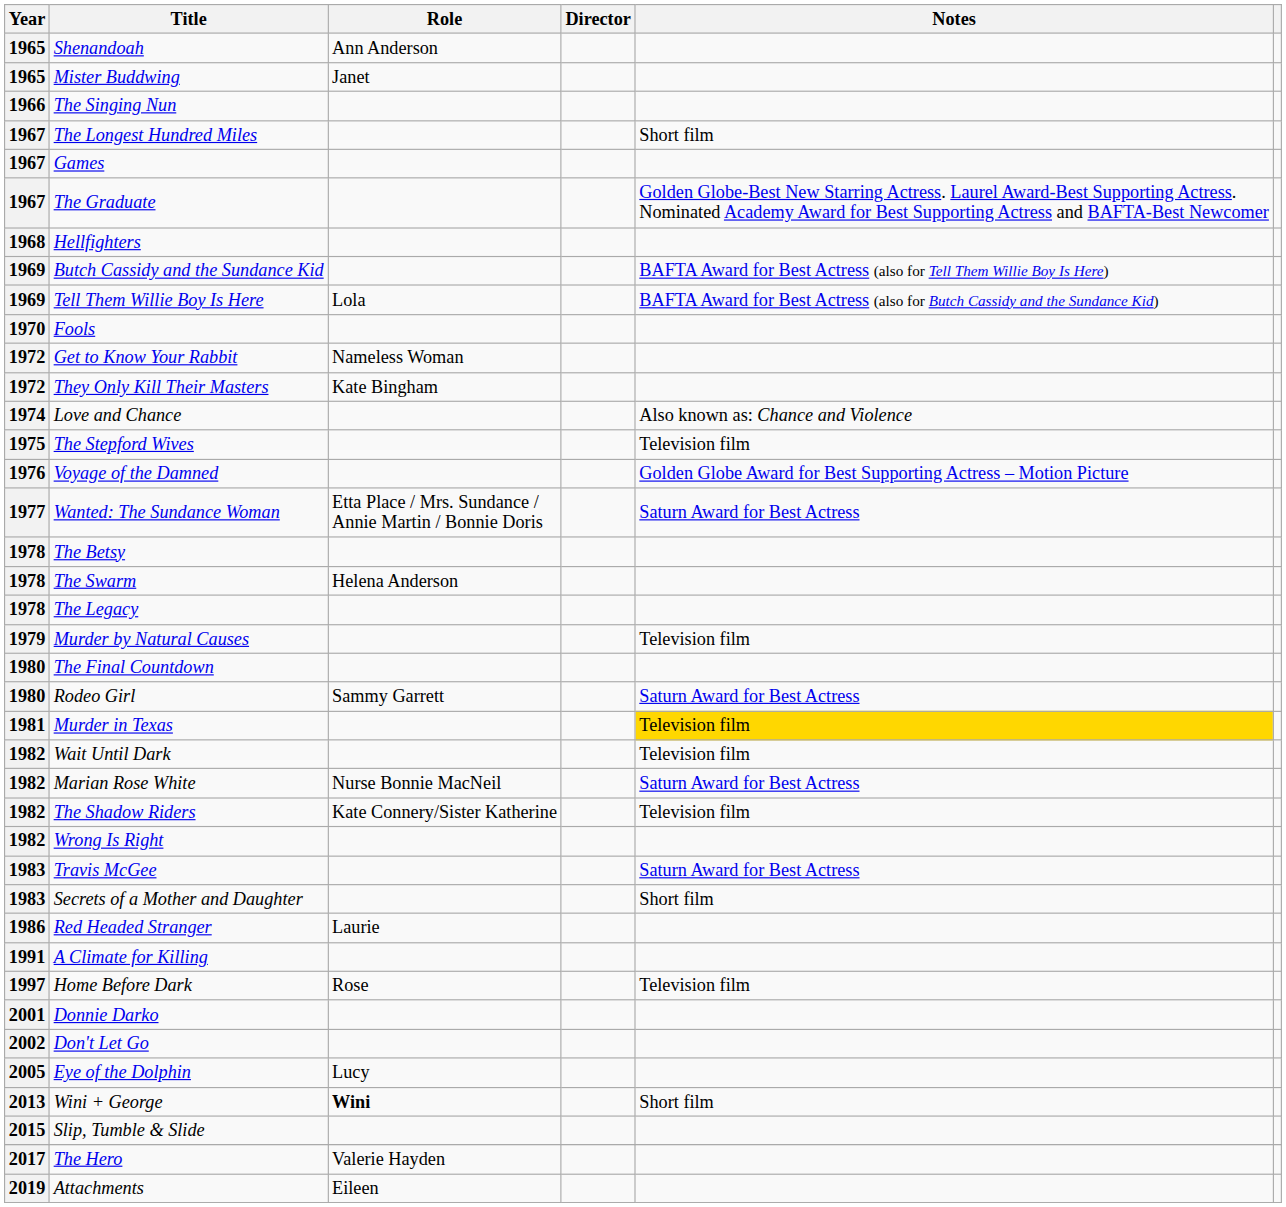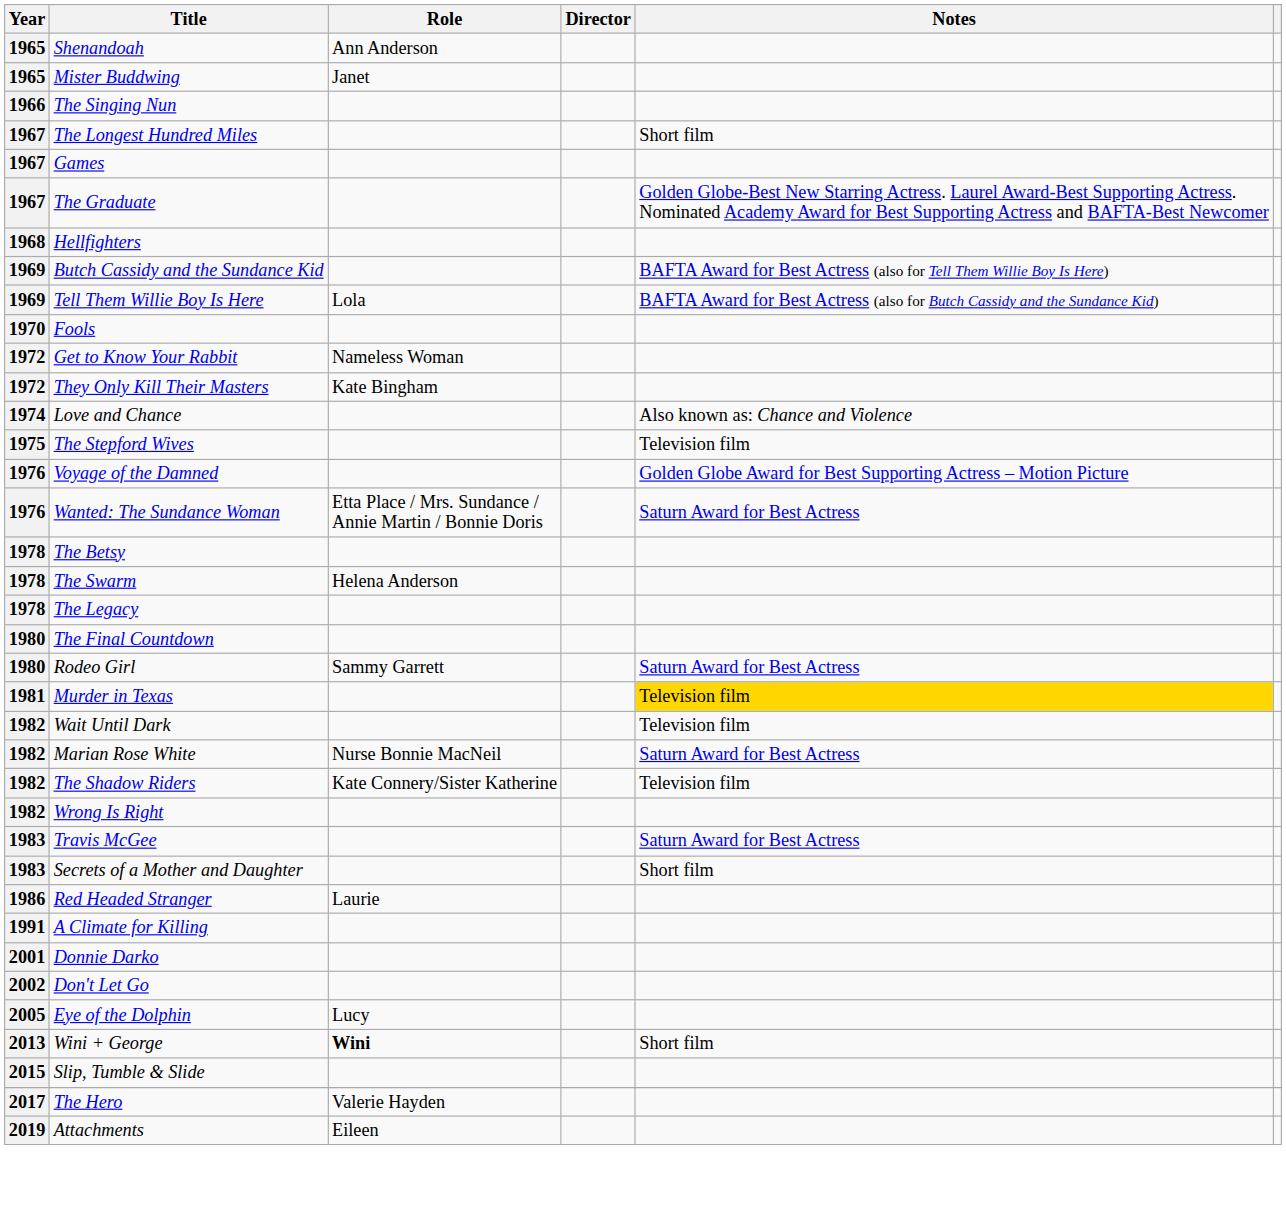(27, 512) 1977 -> (27, 512) 1976
- row: (151, 638)
- row: (123, 985)
